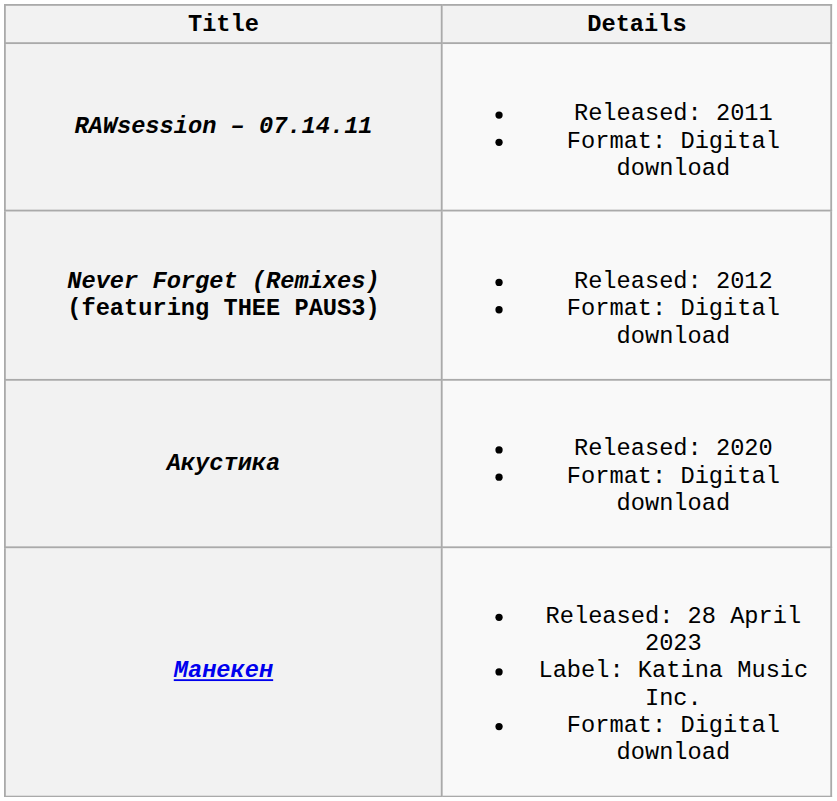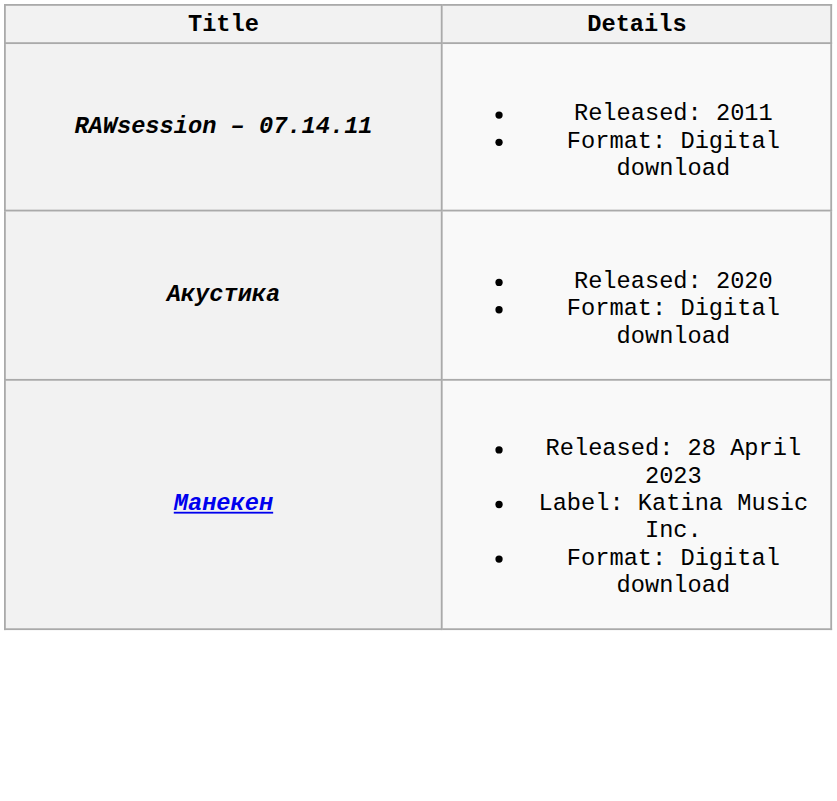- row: (223, 295)
